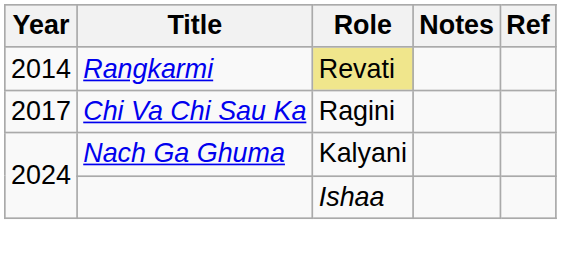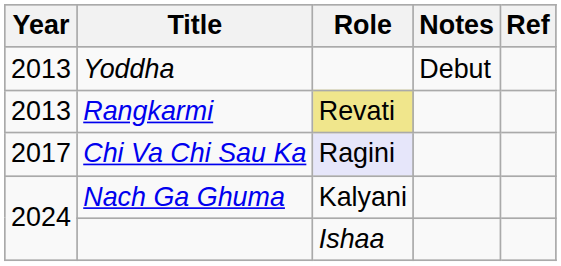+ row: (129, 68)
(41, 68) 2014 -> (41, 111) 2013
(357, 111) no background -> (357, 153) lavender background
